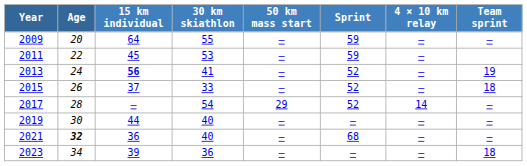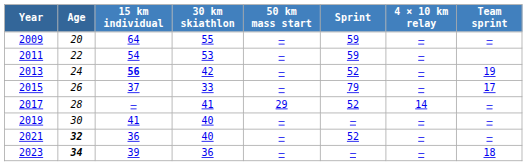(134, 56) 45 -> (134, 56) 54
(208, 73) 41 -> (208, 73) 42
(353, 89) 52 -> (353, 89) 79
(490, 89) 18 -> (490, 89) 17
(208, 105) 54 -> (208, 105) 41
(134, 121) 44 -> (134, 121) 41
(353, 137) 68 -> (353, 137) 52
(76, 153) normal -> (76, 153) bold
